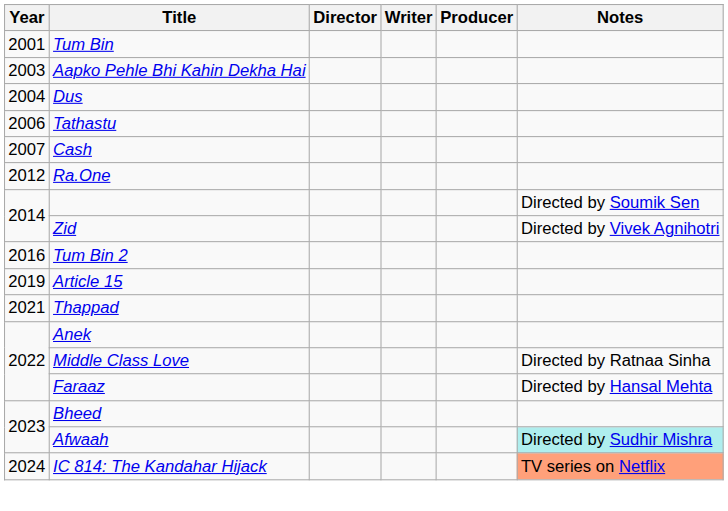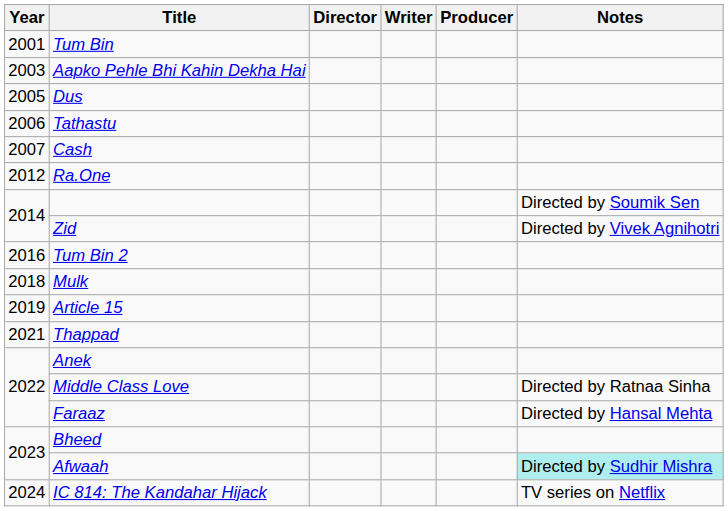(27, 96) 2004 -> (27, 96) 2005
+ row: (71, 281)
(593, 466) lightsalmon background -> (593, 492) no background
